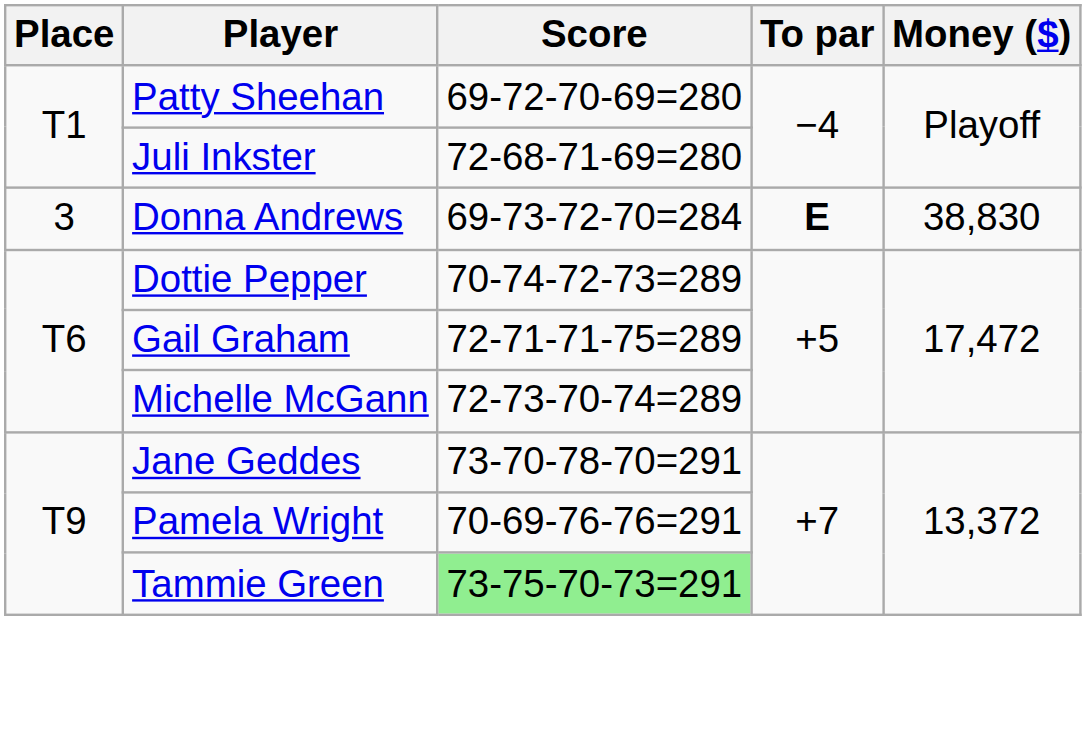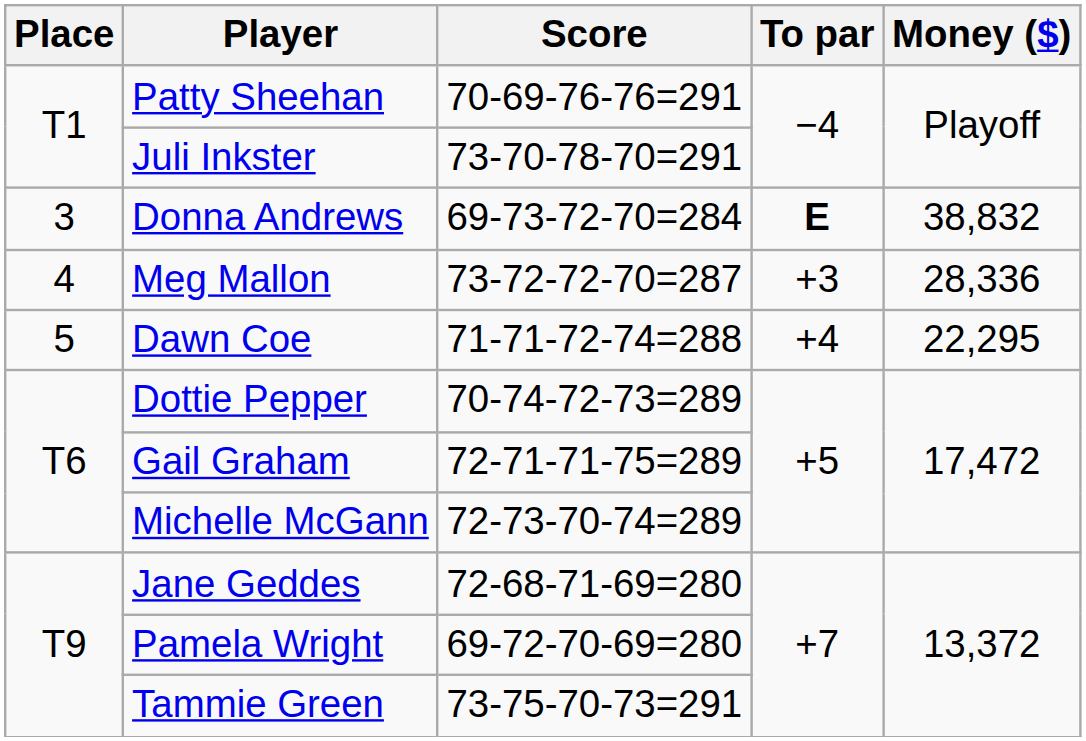(594, 95) 69-72-70-69=280 -> (594, 95) 70-69-76-76=291
(594, 156) 72-68-71-69=280 -> (594, 156) 73-70-78-70=291
(982, 217) 38,830 -> (982, 217) 38,832
+ row: (231, 278)
+ row: (222, 339)
(594, 461) 73-70-78-70=291 -> (594, 583) 72-68-71-69=280
(594, 522) 70-69-76-76=291 -> (594, 643) 69-72-70-69=280
(594, 583) lightgreen background -> (594, 704) no background
